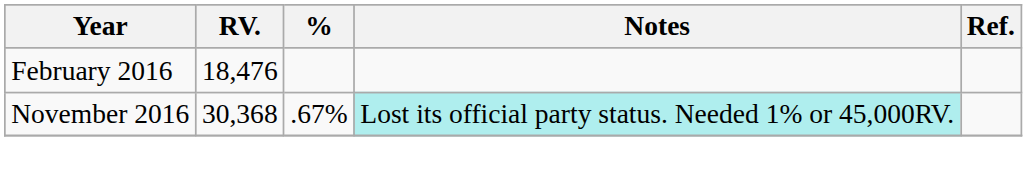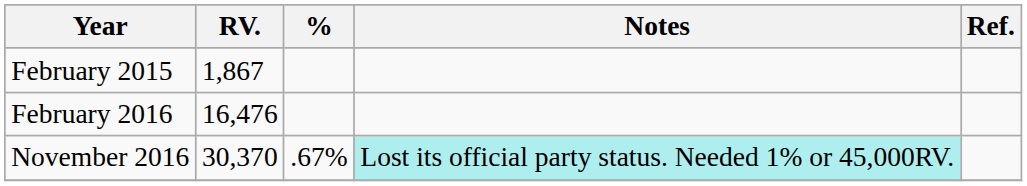+ row: (92, 69)
(240, 69) 18,476 -> (240, 113) 16,476
(240, 113) 30,368 -> (240, 157) 30,370
